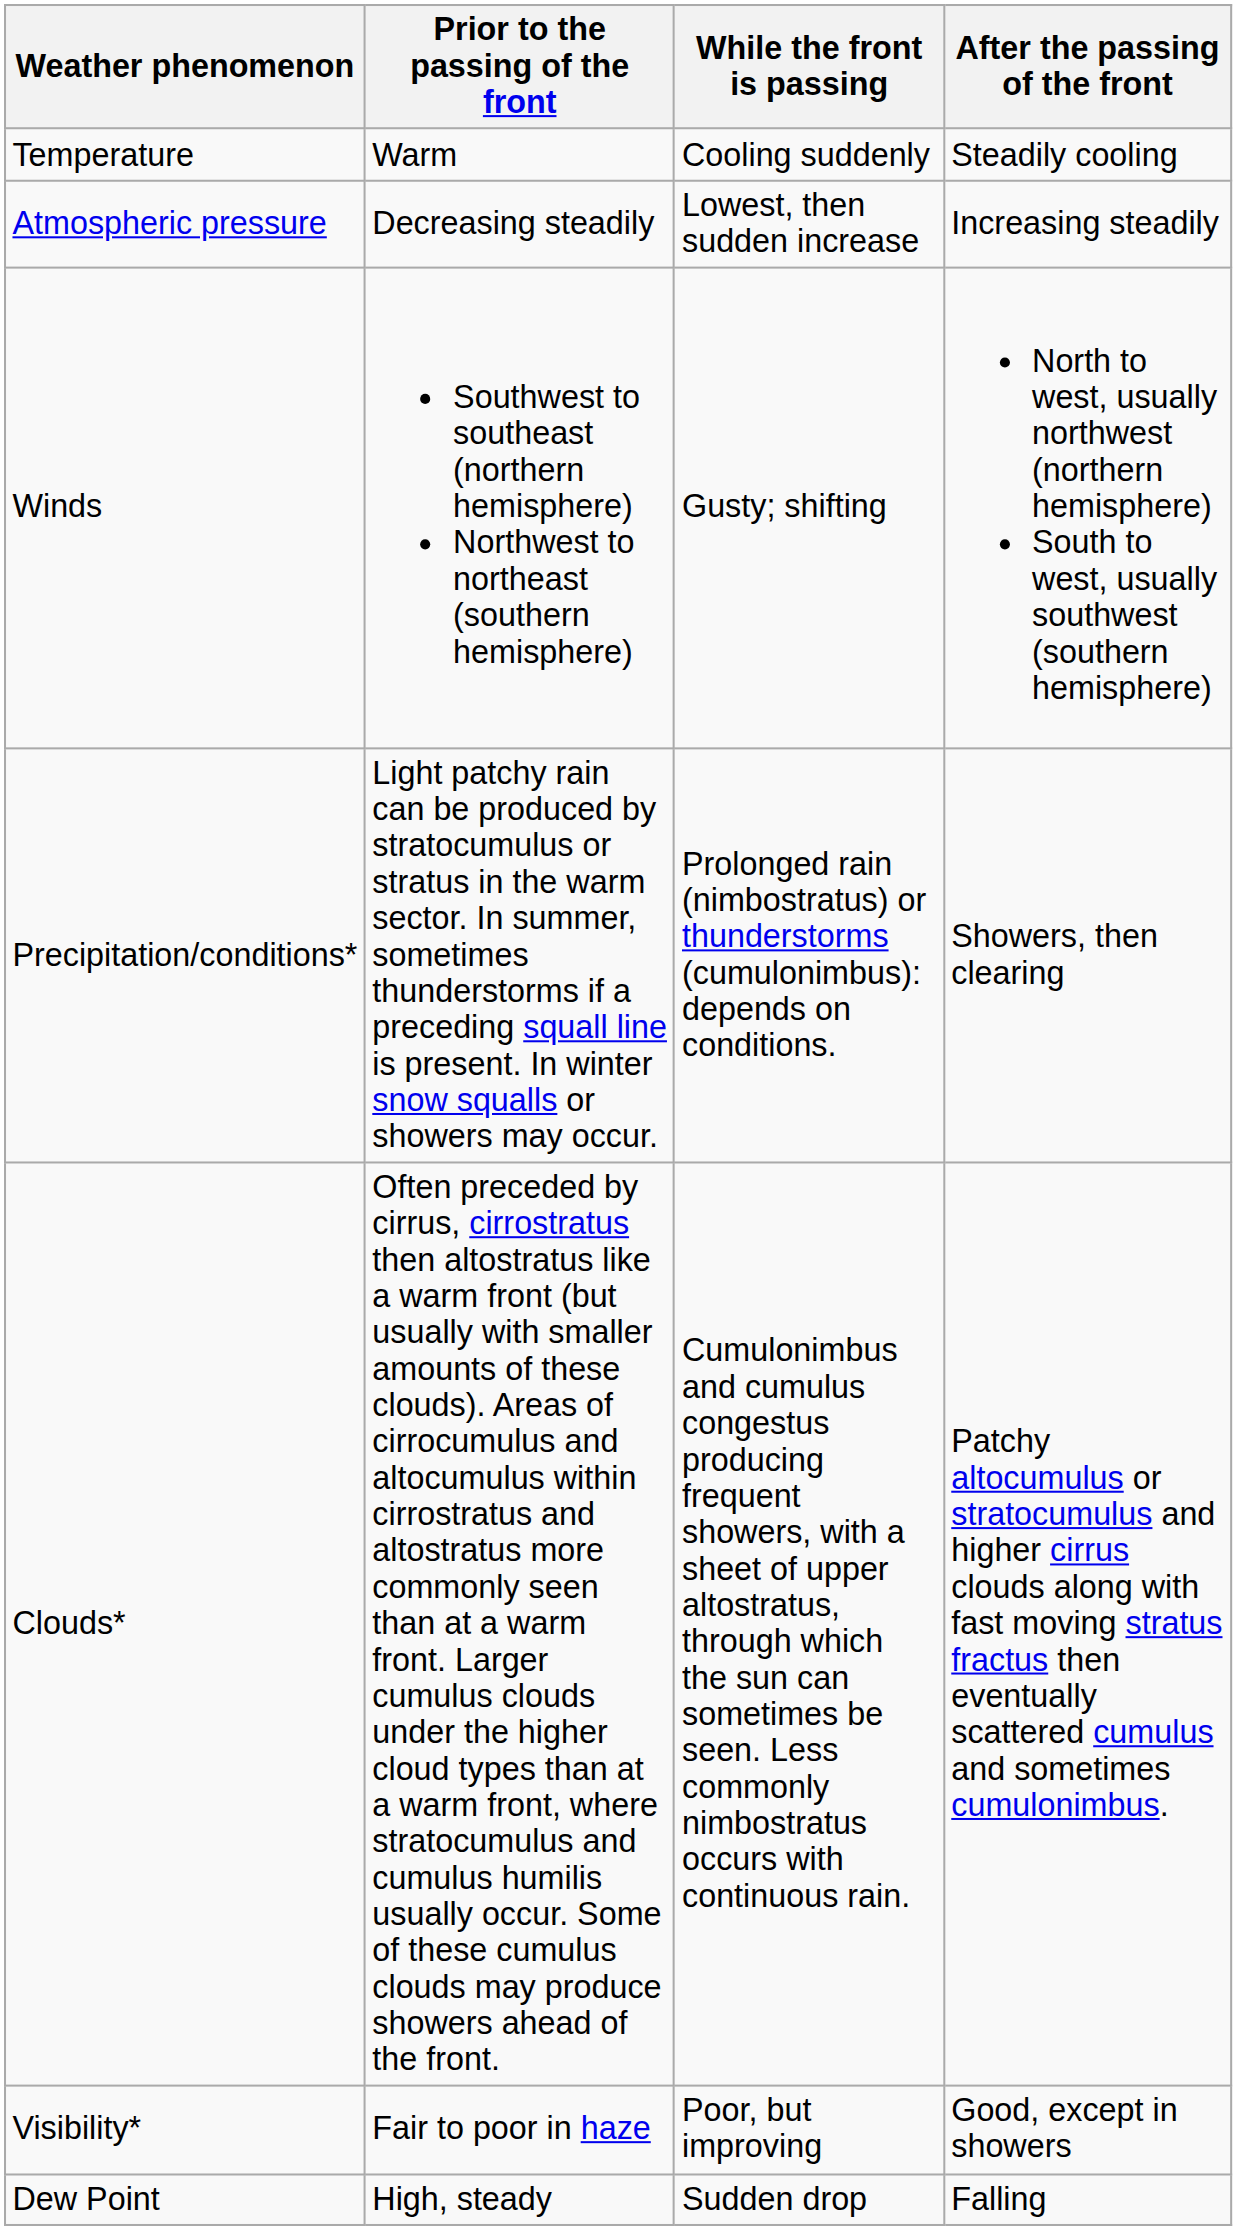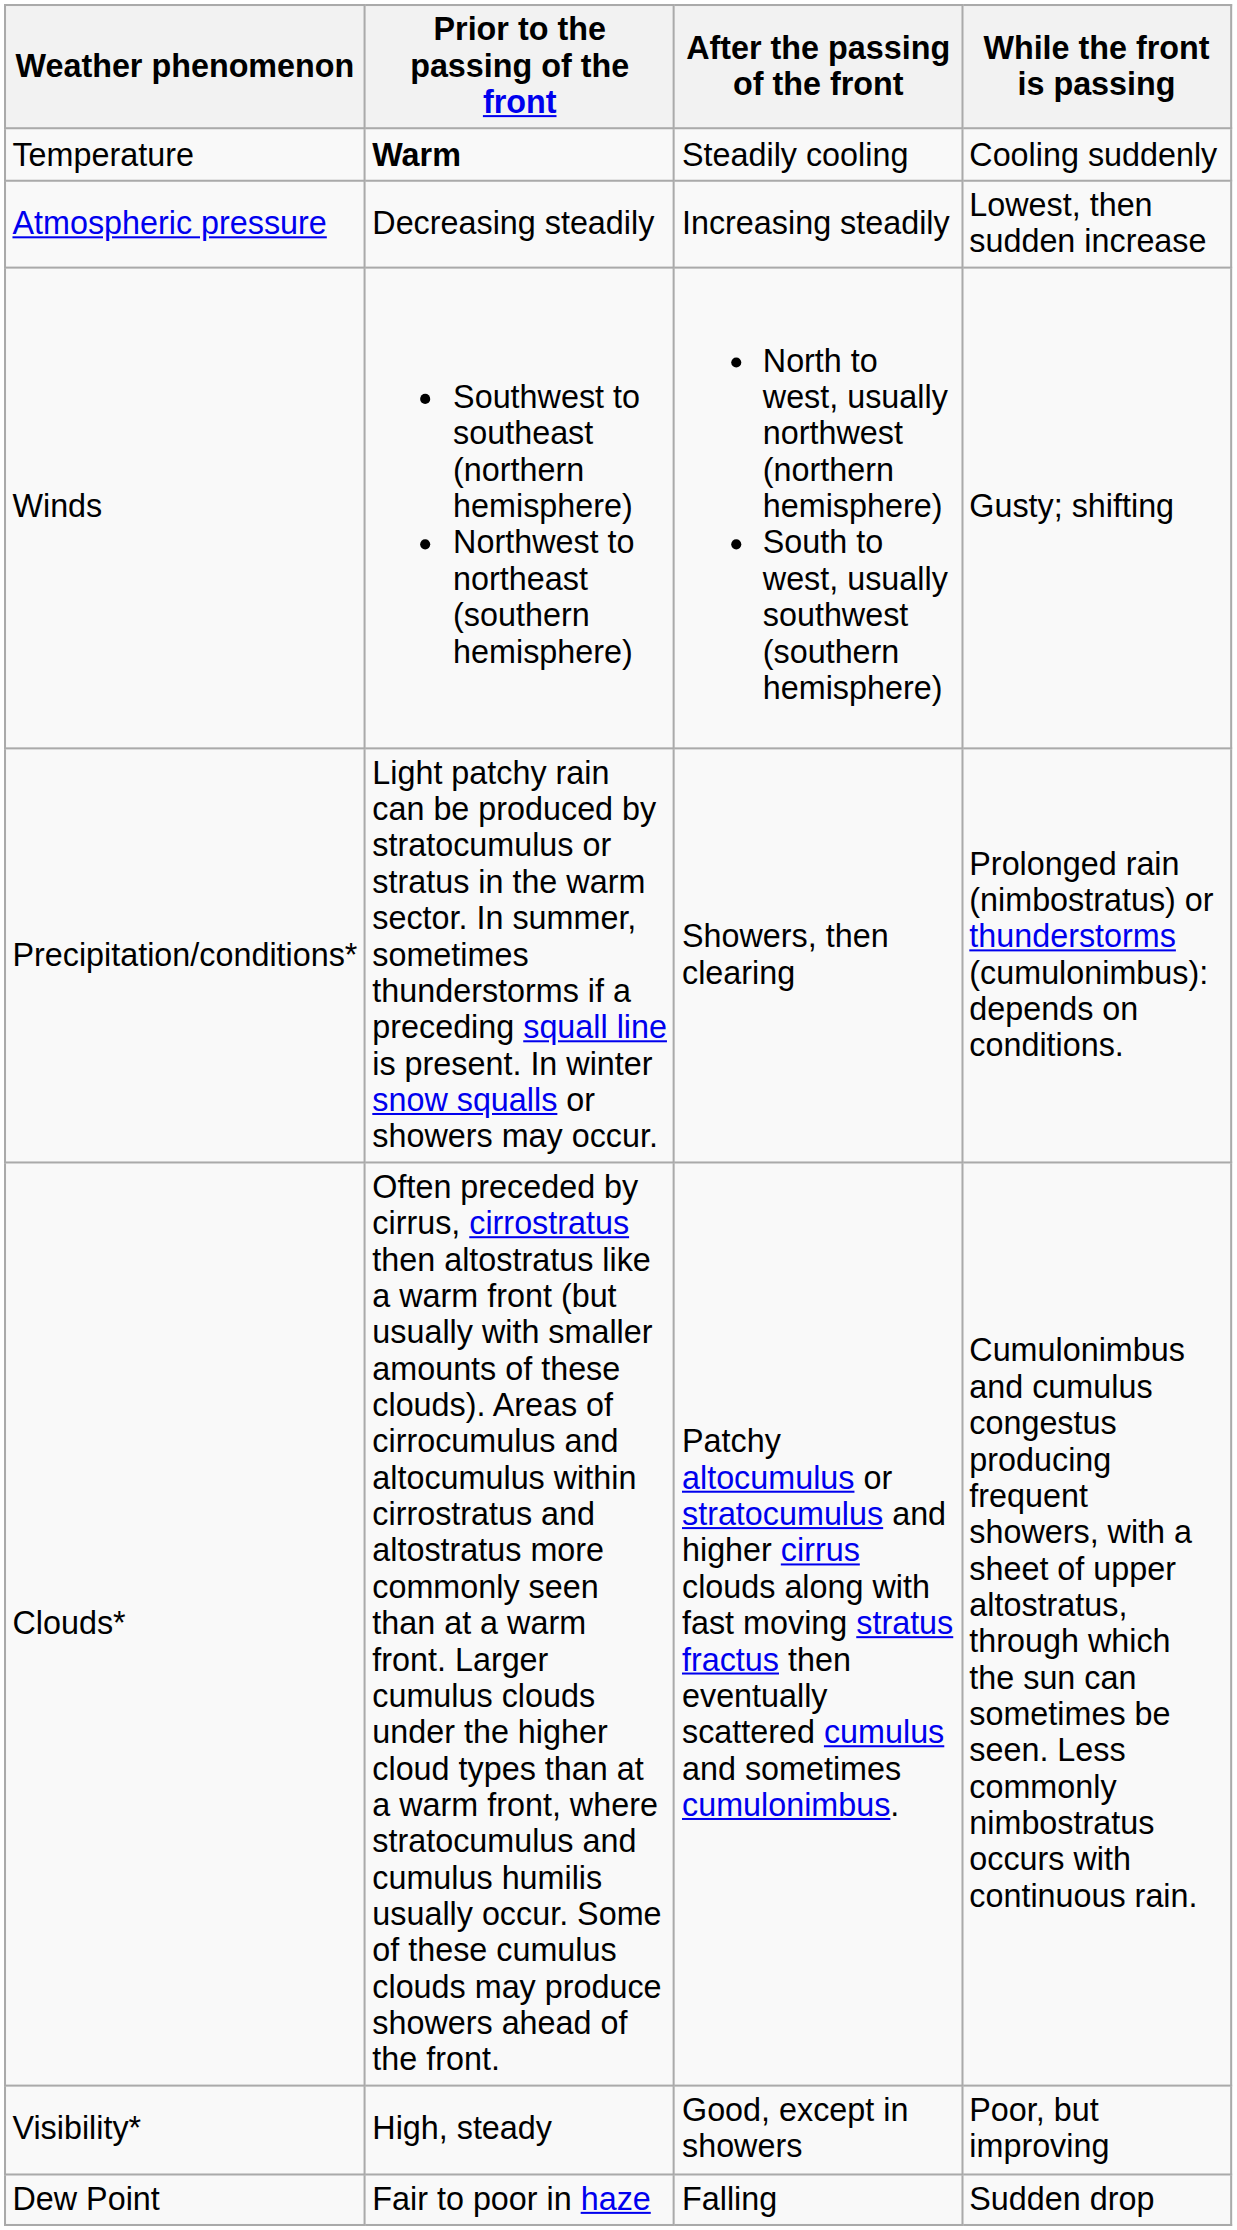columns swapped: (809, 66) <-> (1087, 66)
(415, 154) normal -> (417, 154) bold
(512, 2129) Fair to poor in haze -> (462, 2129) High, steady
(462, 2198) High, steady -> (512, 2198) Fair to poor in haze
